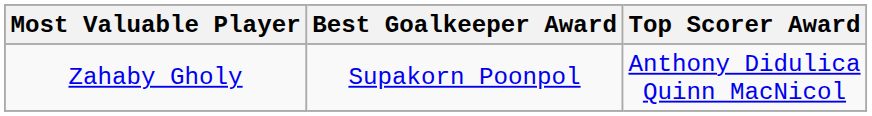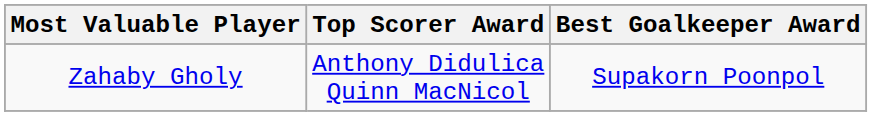columns swapped: (744, 25) <-> (465, 25)
